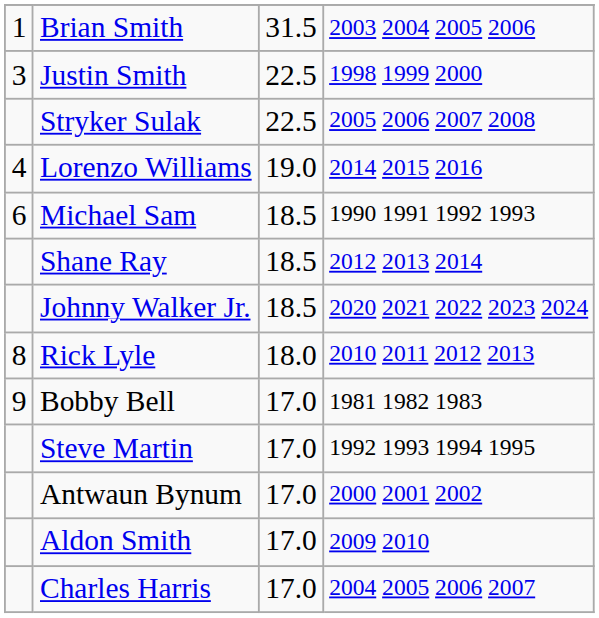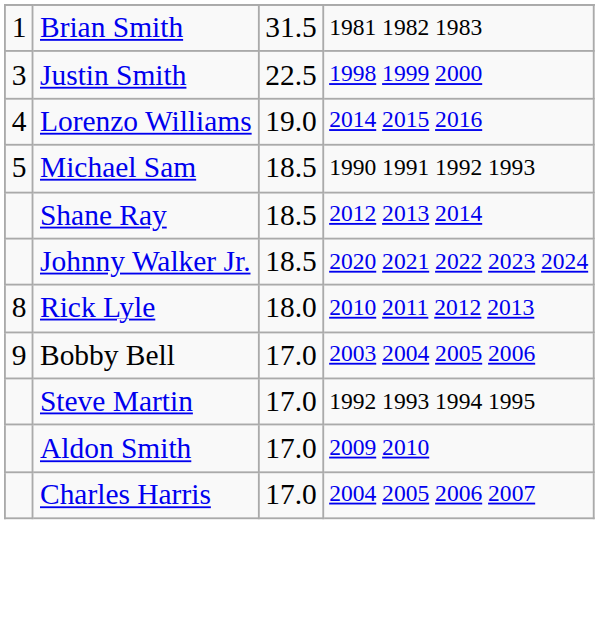(432, 27) 2003 2004 2005 2006 -> (406, 27) 1981 1982 1983
- row: (121, 121)
(19, 214) 6 -> (19, 167) 5
(406, 401) 1981 1982 1983 -> (432, 354) 2003 2004 2005 2006
- row: (141, 494)
